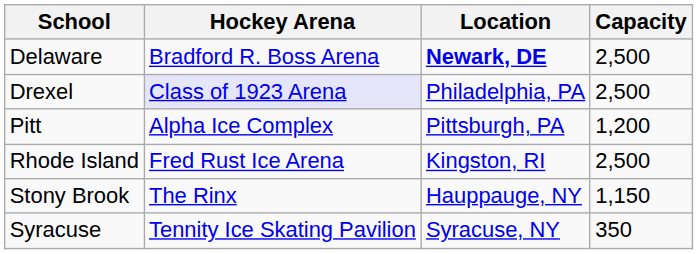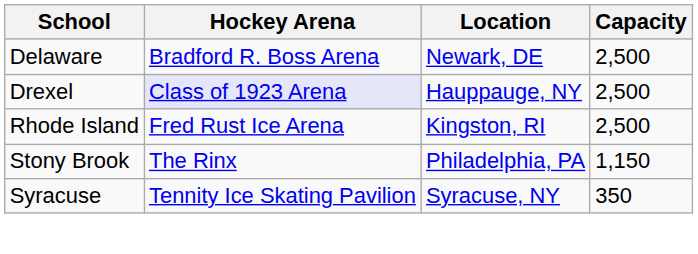(486, 56) bold -> (484, 56) normal
(506, 91) Philadelphia, PA -> (504, 91) Hauppauge, NY
- row: (26, 126)
(504, 195) Hauppauge, NY -> (506, 160) Philadelphia, PA
